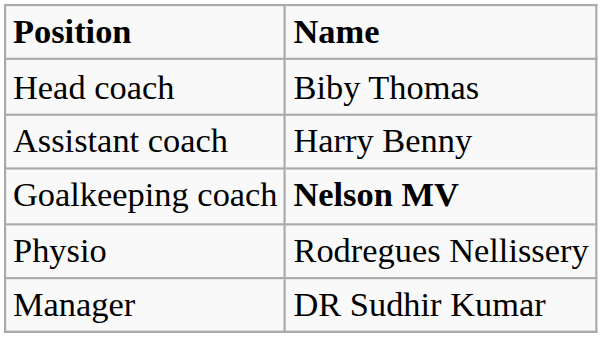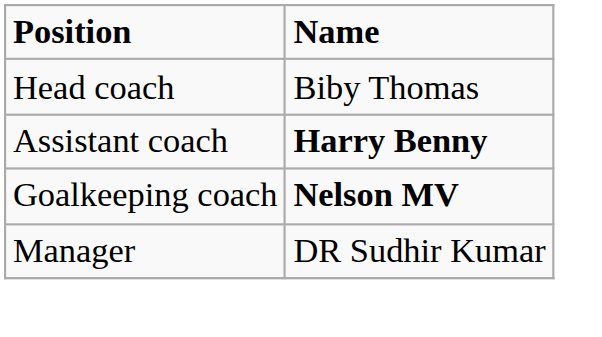(383, 140) normal -> (390, 140) bold
- row: (60, 250)
